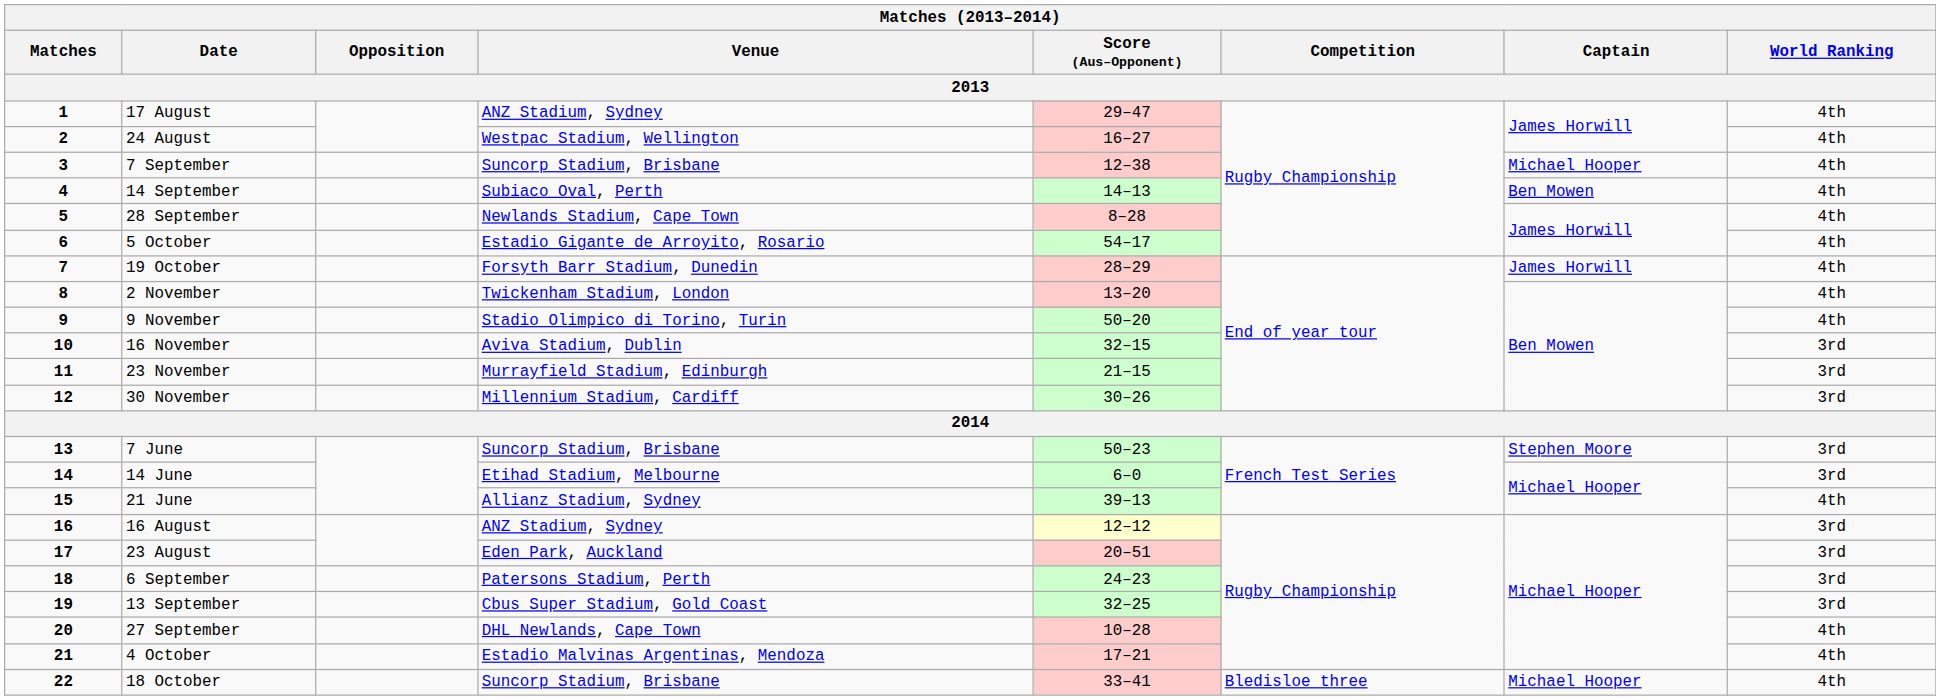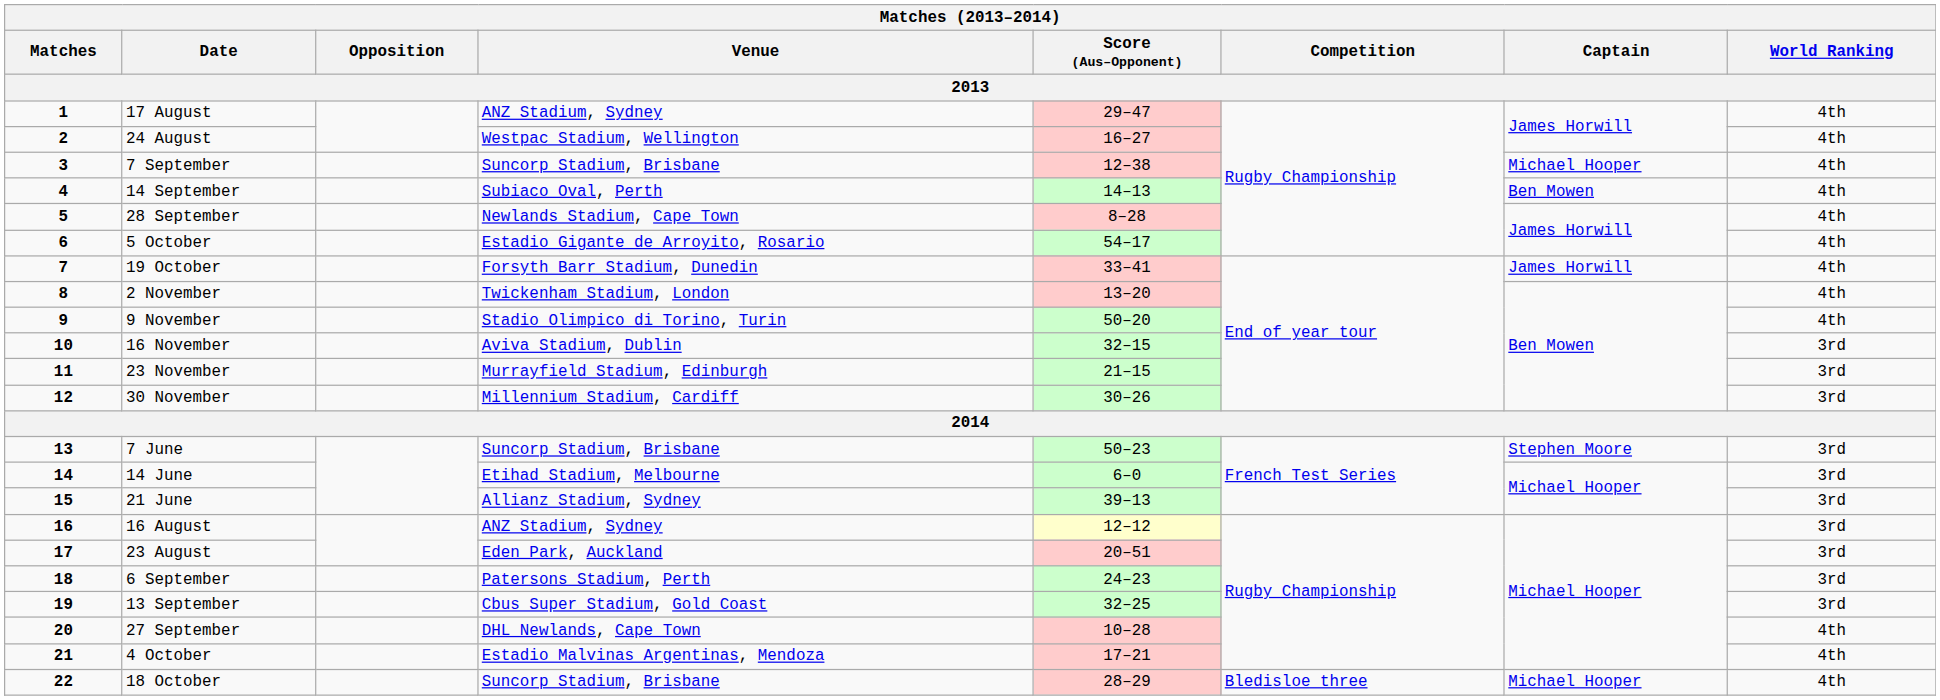(1127, 268) 28–29 -> (1127, 268) 33–41
(1832, 501) 4th -> (1832, 501) 3rd
(1127, 682) 33–41 -> (1127, 682) 28–29
